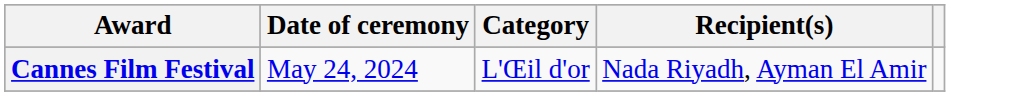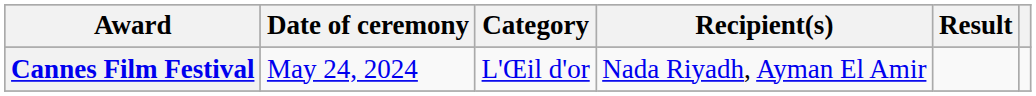+ column: (976, 25)
